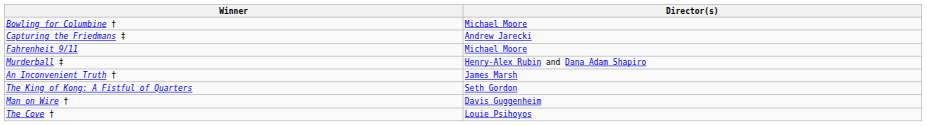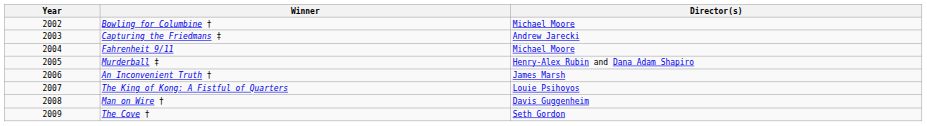+ column: (52, 11)
(491, 88) Seth Gordon -> (546, 88) Louie Psihoyos
(498, 114) Louie Psihoyos -> (539, 114) Seth Gordon
